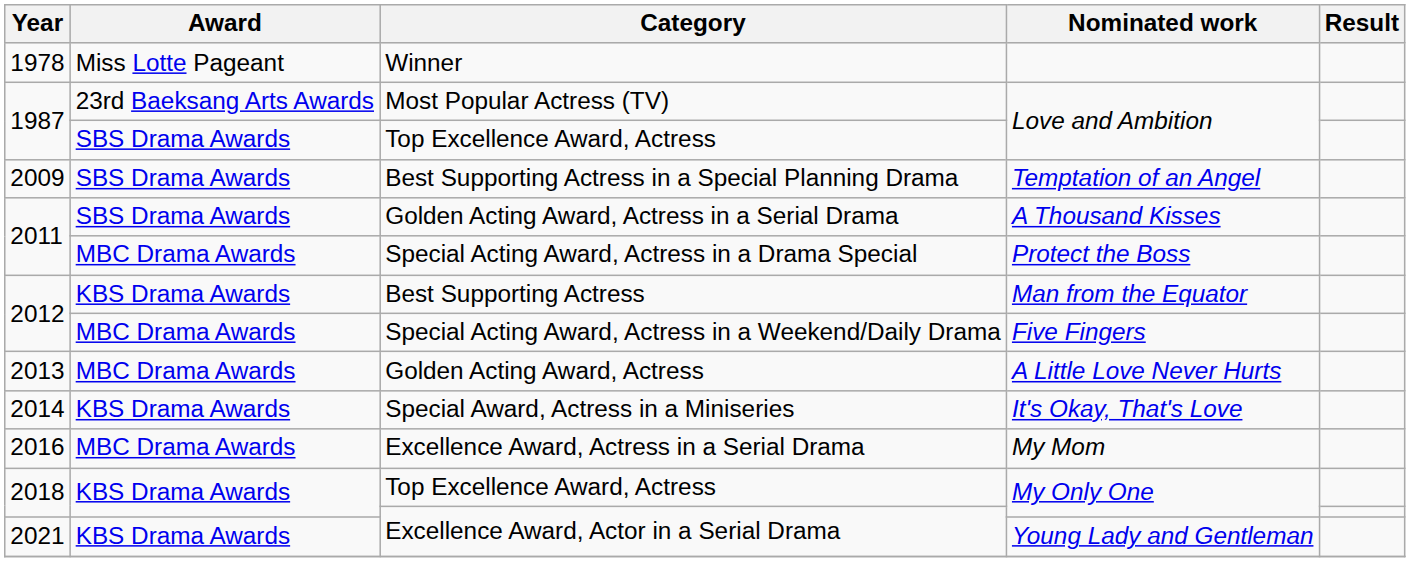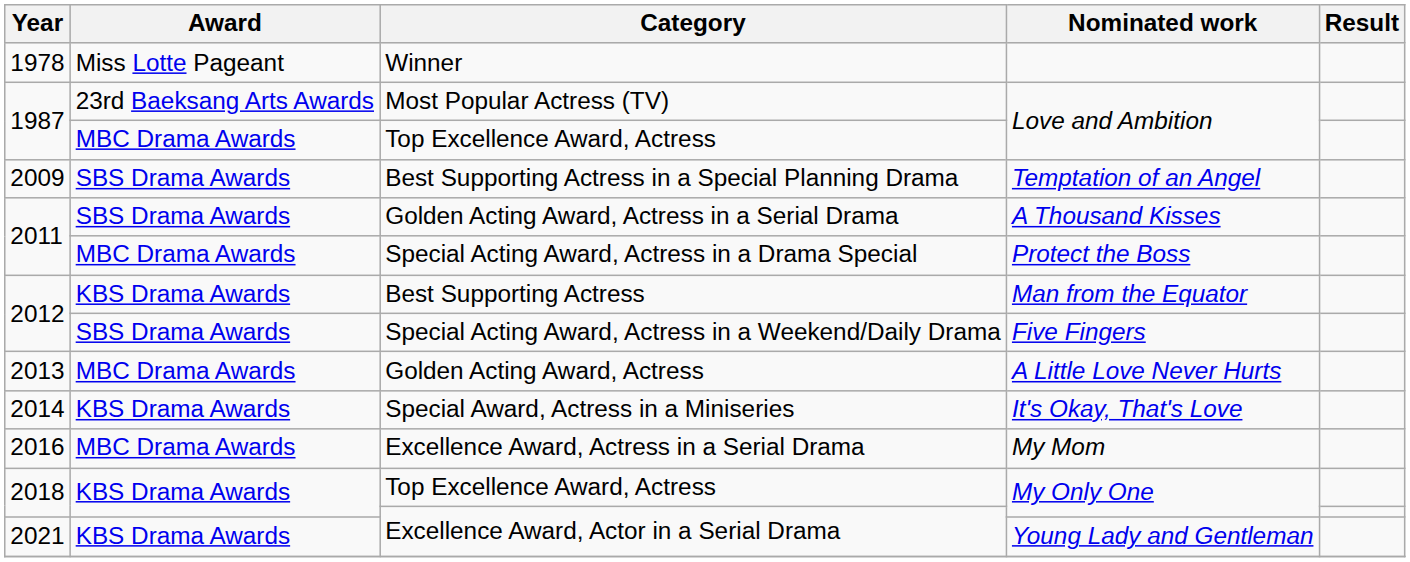(183, 139) SBS Drama Awards -> (186, 139) MBC Drama Awards
(186, 332) MBC Drama Awards -> (183, 332) SBS Drama Awards
